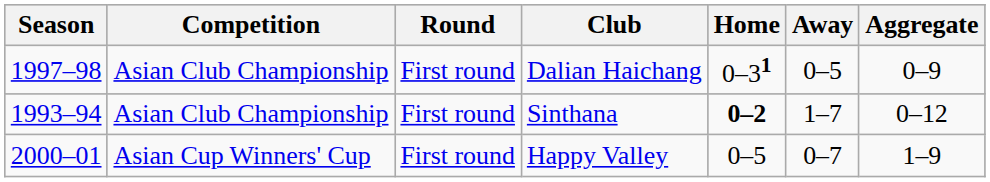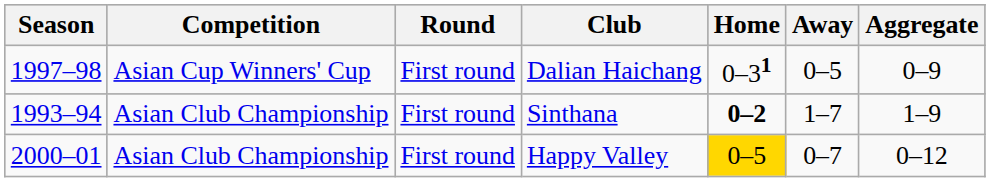(251, 69) Asian Club Championship -> (242, 69) Asian Cup Winners' Cup
(922, 114) 0–12 -> (922, 114) 1–9
(242, 155) Asian Cup Winners' Cup -> (251, 155) Asian Club Championship
(747, 155) no background -> (747, 155) gold background
(922, 155) 1–9 -> (922, 155) 0–12
